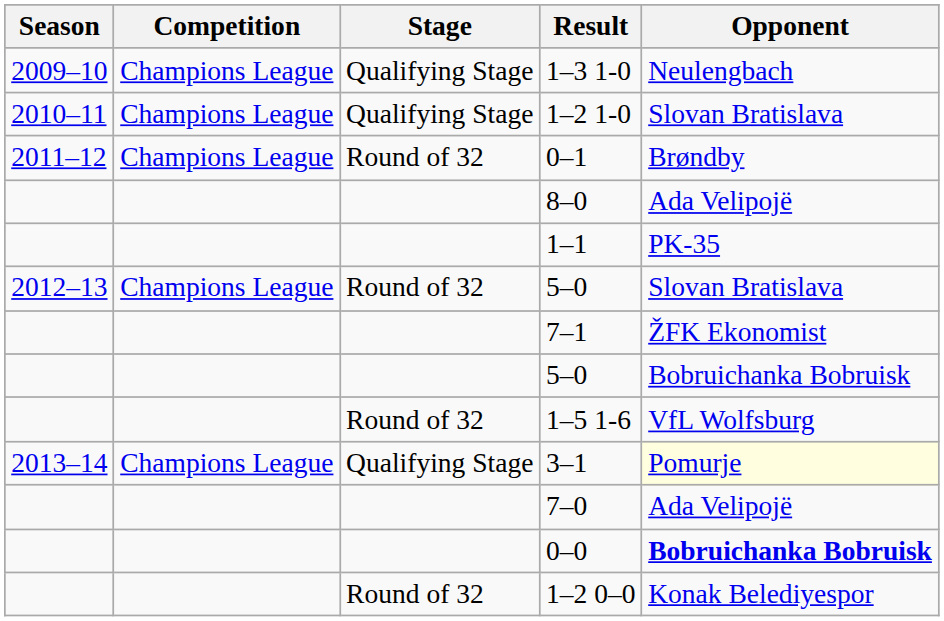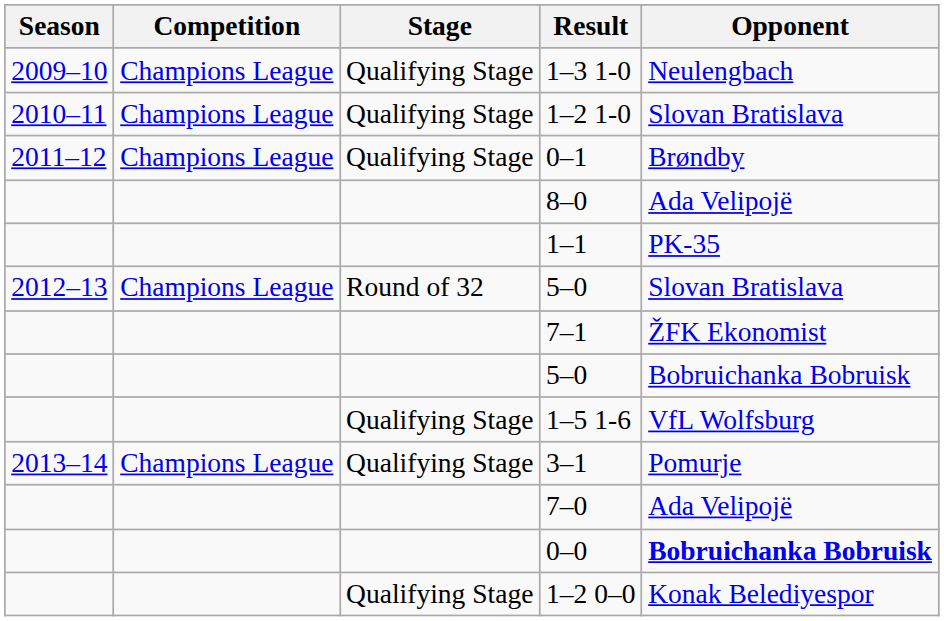(415, 157) Round of 32 -> (440, 157) Qualifying Stage
(415, 419) Round of 32 -> (440, 419) Qualifying Stage
(695, 462) lightyellow background -> (695, 462) no background
(415, 593) Round of 32 -> (440, 593) Qualifying Stage
